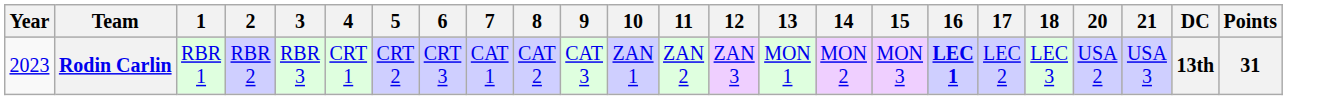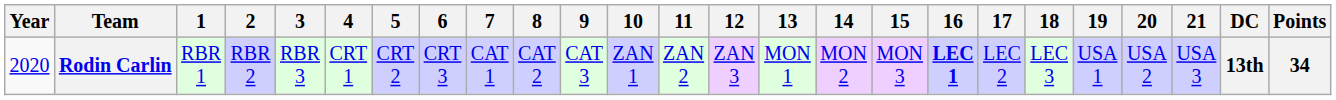+ column: (1097, 20)
(29, 65) 2023 -> (29, 65) 2020
(1250, 65) 31 -> (1300, 65) 34
